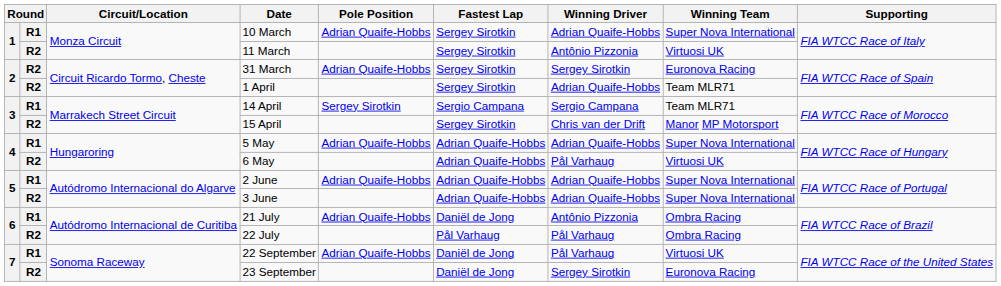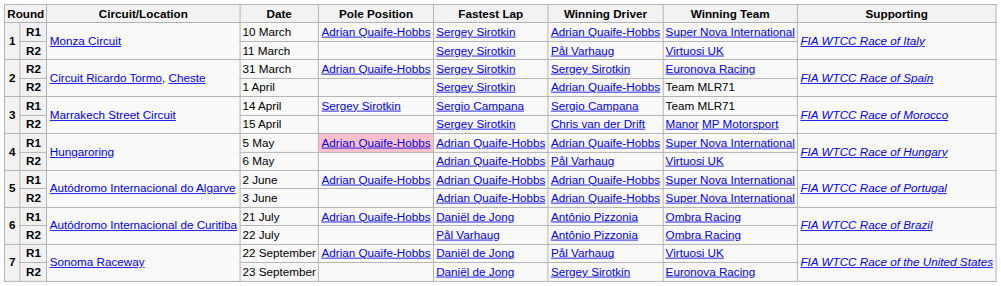(594, 50) Antônio Pizzonia -> (583, 50) Pål Varhaug
(376, 142) no background -> (376, 142) pink background
(583, 234) Pål Varhaug -> (594, 234) Antônio Pizzonia
